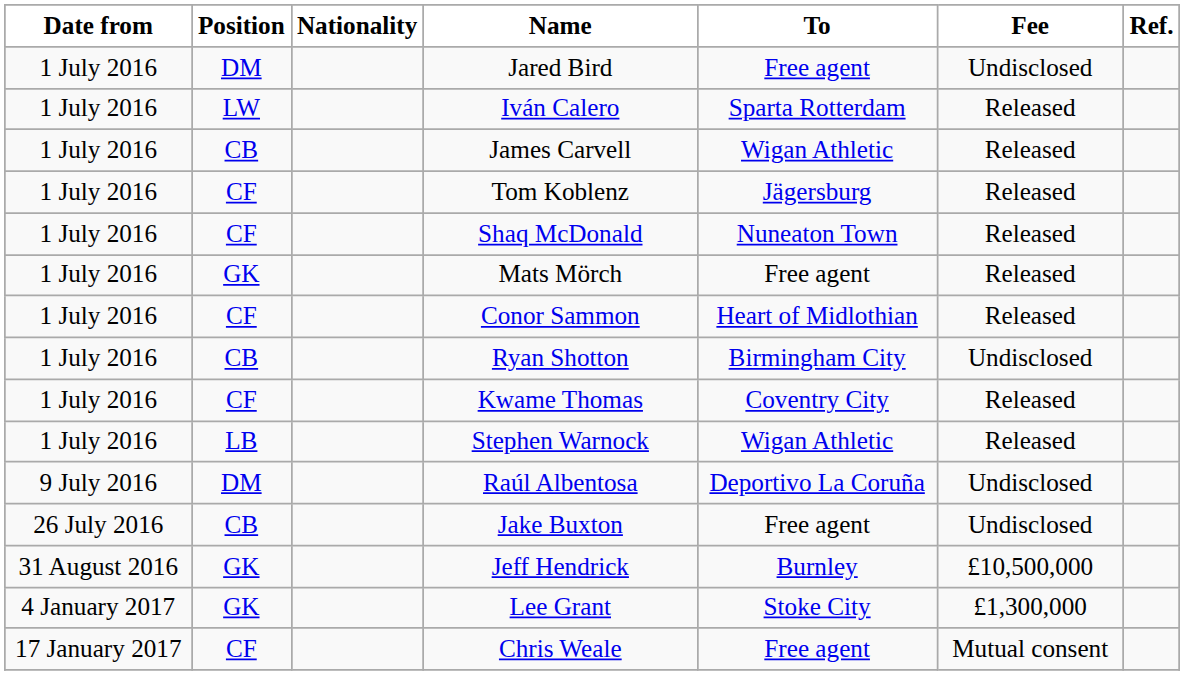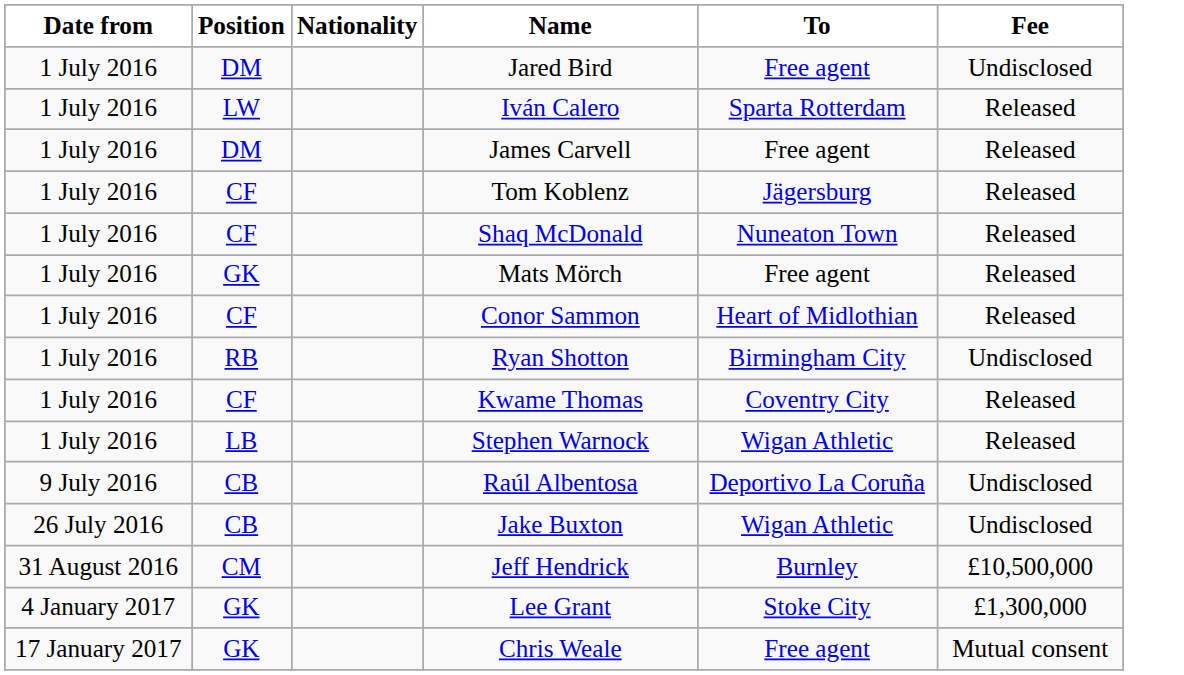- column: (1152, 25)
(241, 150) CB -> (241, 150) DM
(817, 150) Wigan Athletic -> (817, 150) Free agent
(241, 358) CB -> (241, 358) RB
(241, 482) DM -> (241, 482) CB
(817, 524) Free agent -> (817, 524) Wigan Athletic
(241, 565) GK -> (241, 565) CM
(241, 649) CF -> (241, 649) GK
